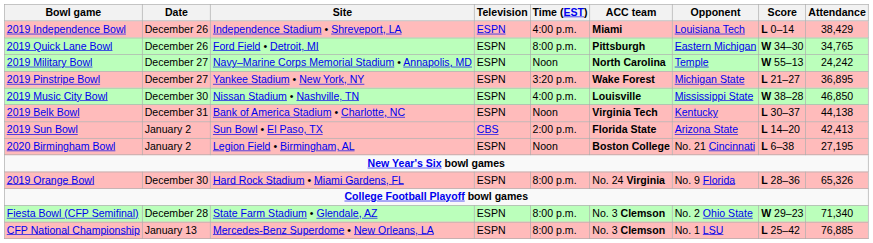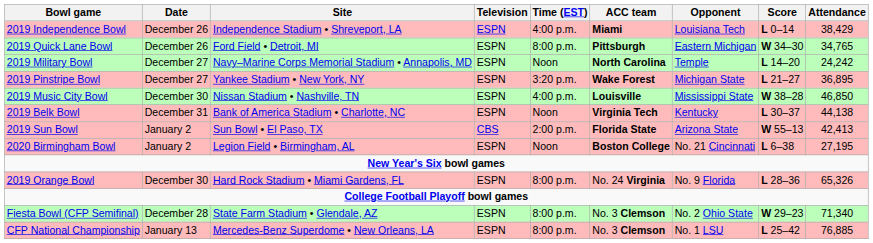(782, 63) W 55–13 -> (781, 63) L 14–20
(781, 130) L 14–20 -> (782, 130) W 55–13
